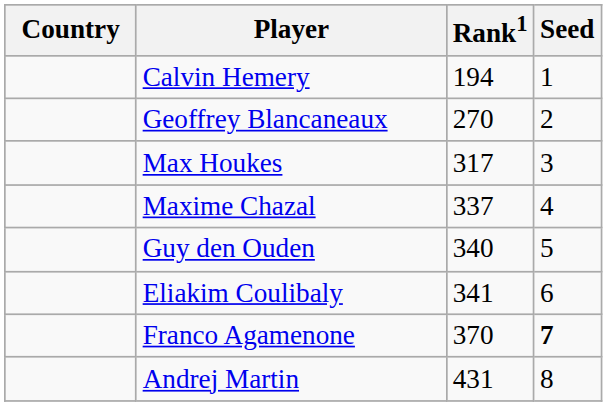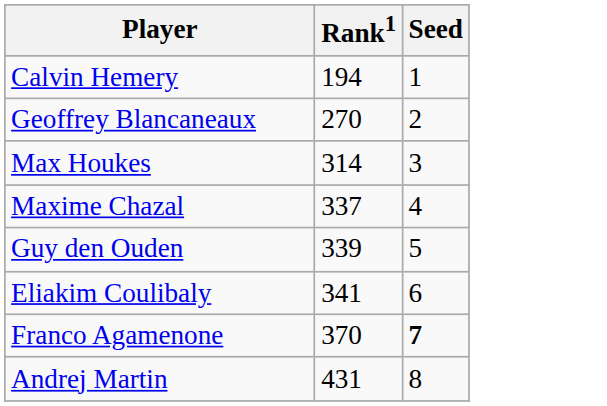- column: (71, 29)
(473, 162) 317 -> (342, 162) 314
(473, 249) 340 -> (342, 249) 339
